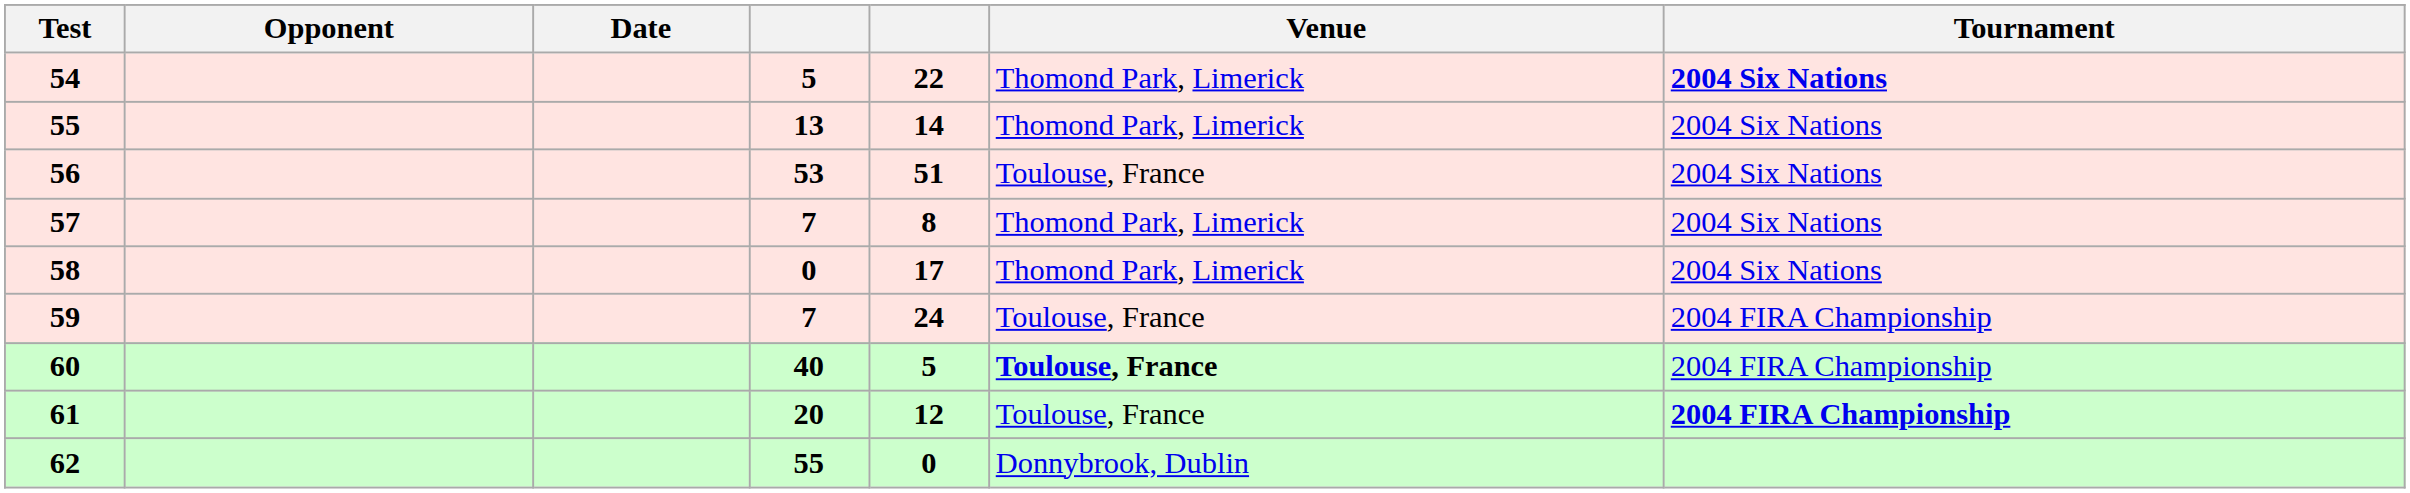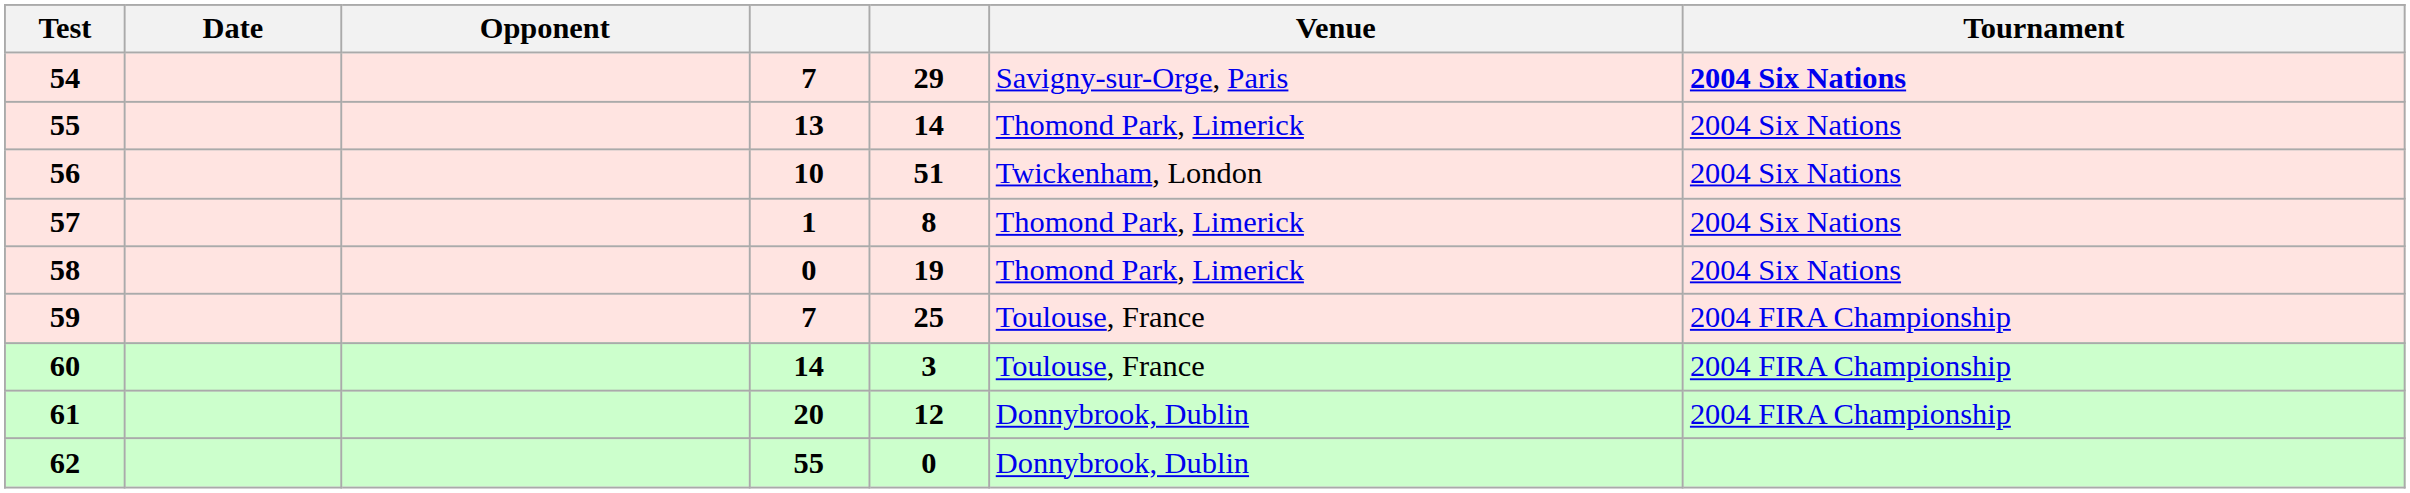columns swapped: (641, 28) <-> (329, 28)
(809, 76) 5 -> (809, 76) 7
(929, 76) 22 -> (929, 76) 29
(1150, 76) Thomond Park, Limerick -> (1142, 76) Savigny-sur-Orge, Paris
(809, 173) 53 -> (809, 173) 10
(1100, 173) Toulouse, France -> (1129, 173) Twickenham, London
(809, 221) 7 -> (809, 221) 1
(929, 269) 17 -> (929, 269) 19
(929, 317) 24 -> (929, 317) 25
(809, 366) 40 -> (809, 366) 14
(929, 366) 5 -> (929, 366) 3
(1107, 366) bold -> (1100, 366) normal
(1100, 414) Toulouse, France -> (1122, 414) Donnybrook, Dublin
(1841, 414) bold -> (1850, 414) normal
